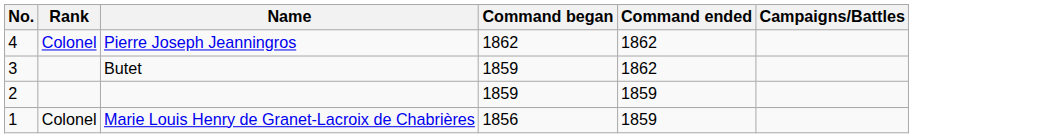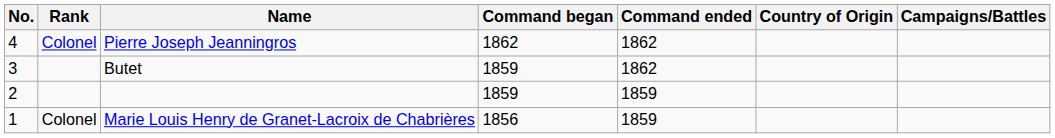+ column: (826, 17)
